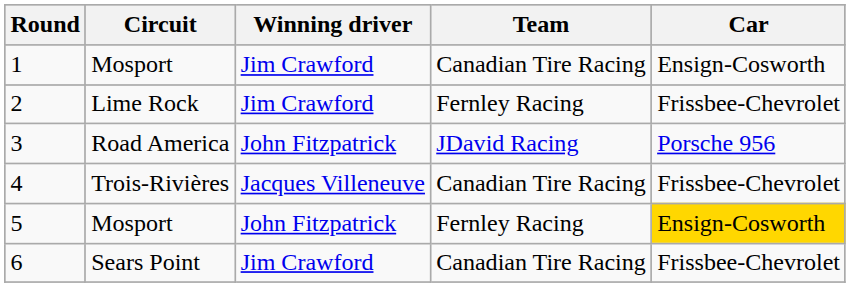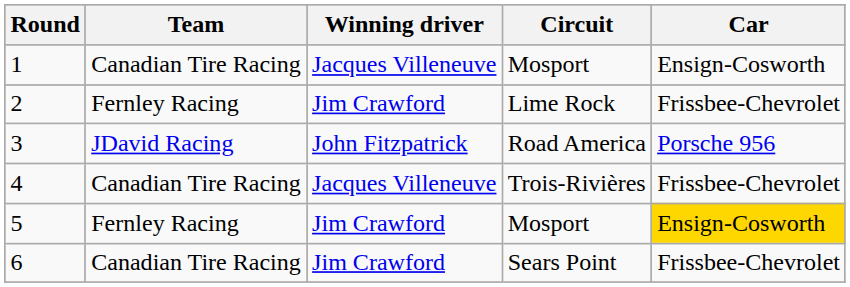columns swapped: (160, 24) <-> (541, 24)
(307, 64) Jim Crawford -> (404, 64) Jacques Villeneuve
(318, 223) John Fitzpatrick -> (379, 223) Jim Crawford
